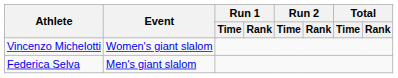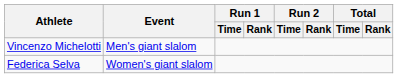(159, 47) Women's giant slalom -> (151, 47) Men's giant slalom
(151, 64) Men's giant slalom -> (159, 64) Women's giant slalom
